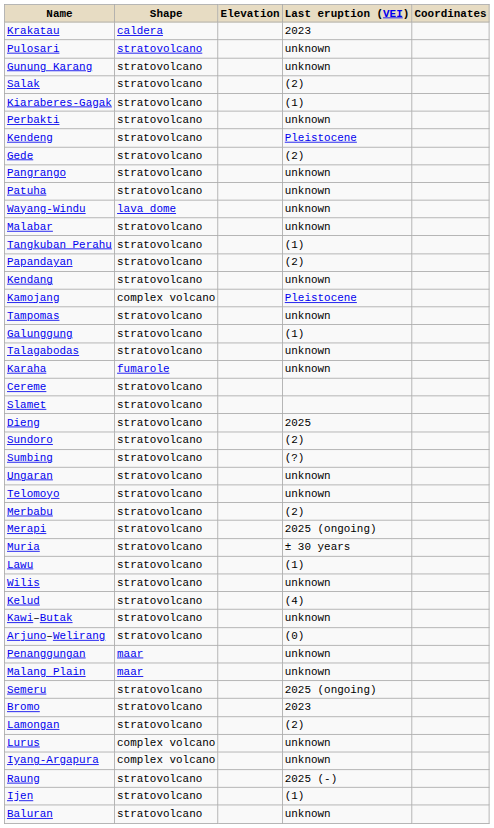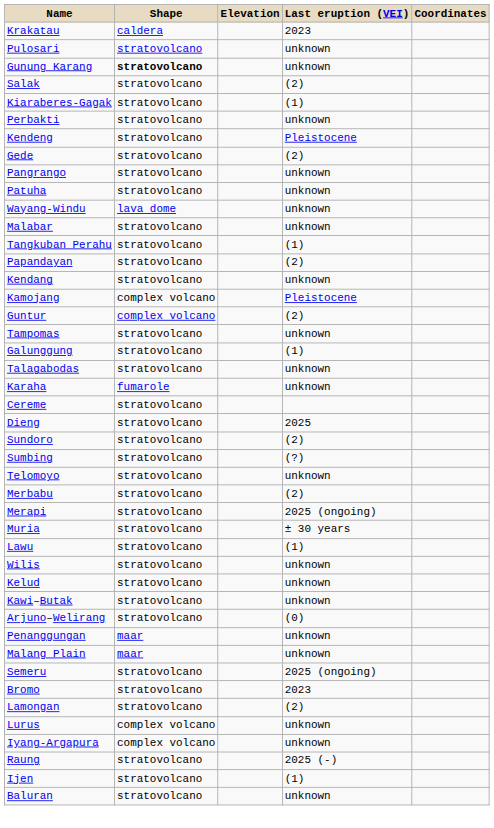(160, 67) normal -> (160, 67) bold
+ row: (27, 316)
- row: (27, 405)
- row: (30, 476)
(295, 601) (4) -> (308, 583) unknown
